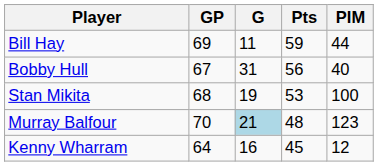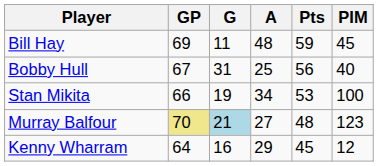+ column: (271, 17)
(340, 43) 44 -> (345, 43) 45
(202, 95) 68 -> (181, 95) 66
(202, 122) no background -> (181, 122) khaki background
